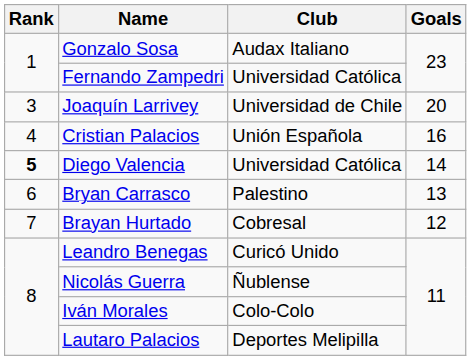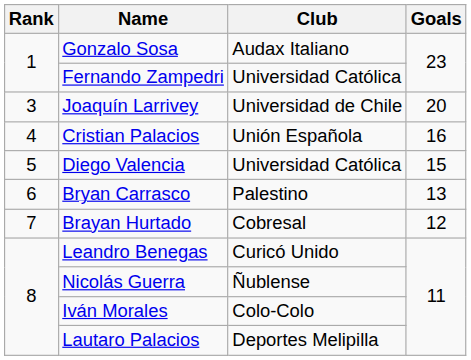(31, 164) bold -> (31, 164) normal
(436, 164) 14 -> (436, 164) 15
